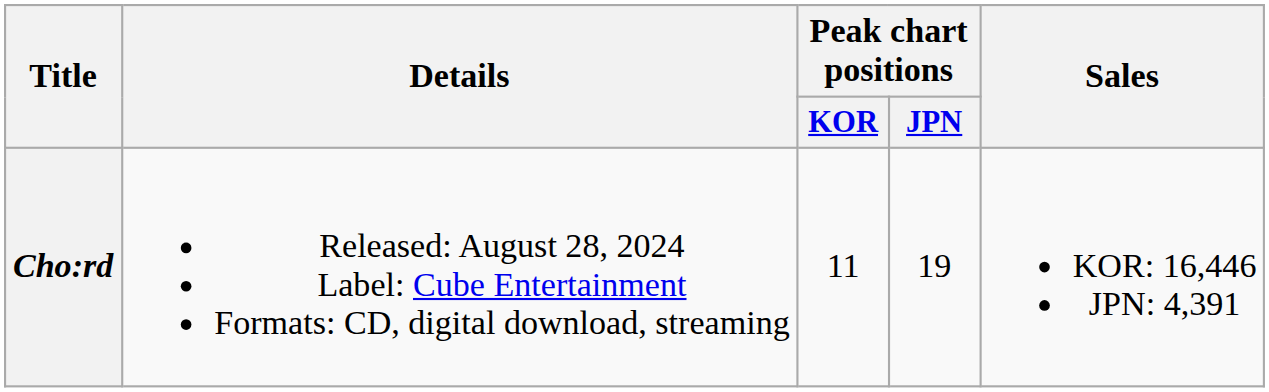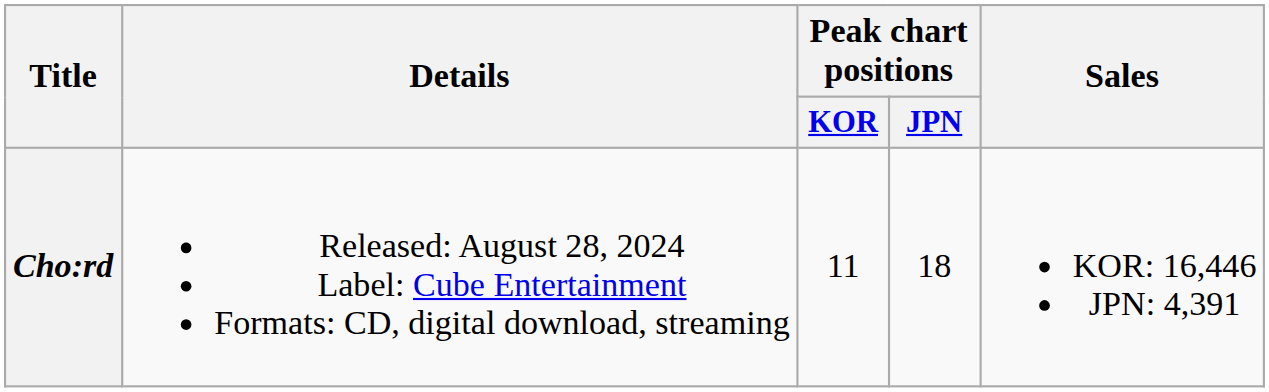(934, 266) 19 -> (934, 266) 18
